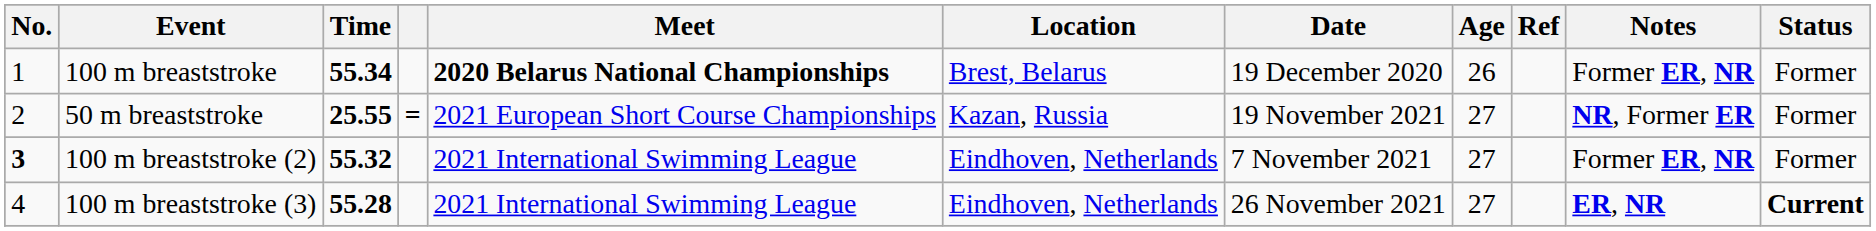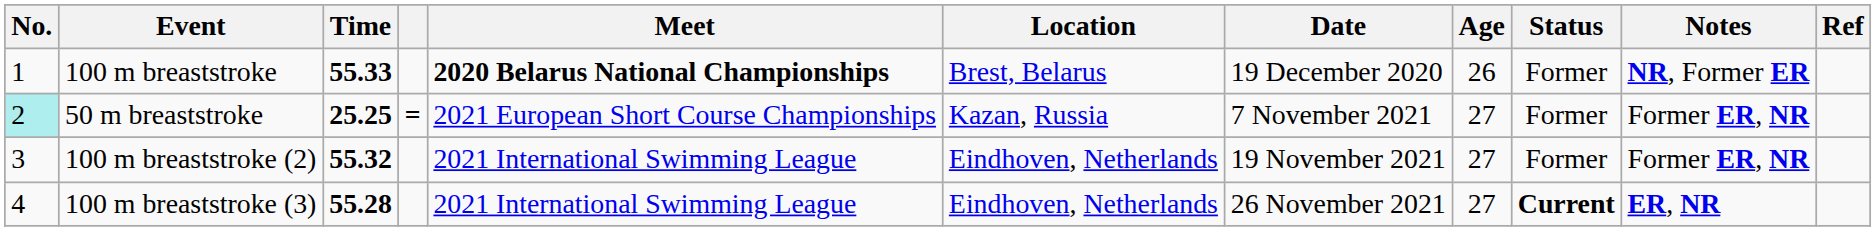columns swapped: (1815, 26) <-> (1539, 26)
(361, 70) 55.34 -> (361, 70) 55.33
(1663, 70) Former ER, NR -> (1718, 70) NR, Former ER
(18, 114) no background -> (18, 114) paleturquoise background
(361, 114) 25.55 -> (361, 114) 25.25
(1338, 114) 19 November 2021 -> (1331, 114) 7 November 2021
(1663, 114) NR, Former ER -> (1718, 114) Former ER, NR
(18, 159) bold -> (18, 159) normal
(1331, 159) 7 November 2021 -> (1338, 159) 19 November 2021
